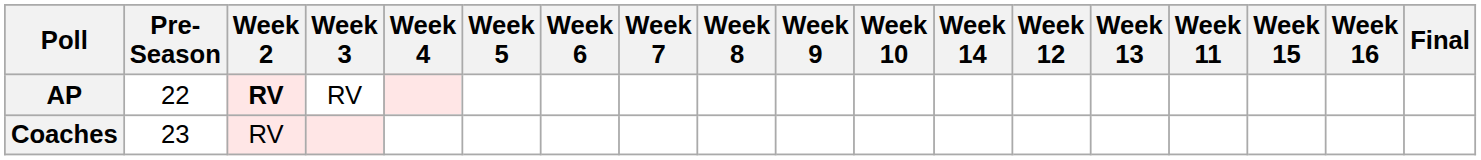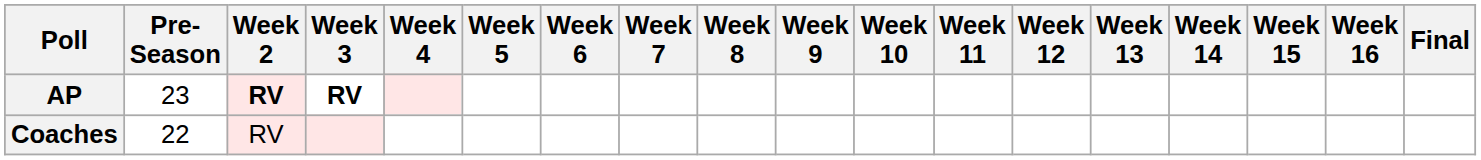columns swapped: (1208, 40) <-> (972, 40)
(175, 95) 22 -> (175, 95) 23
(345, 95) normal -> (345, 95) bold
(175, 135) 23 -> (175, 135) 22
